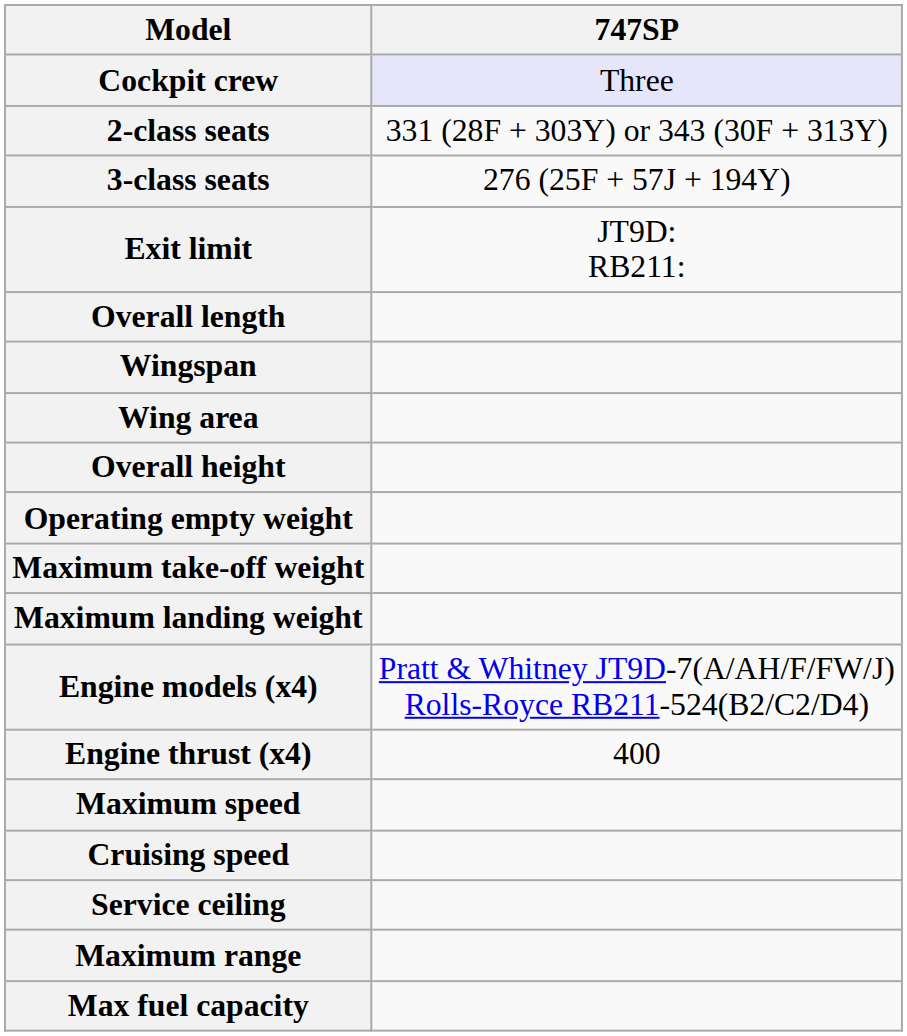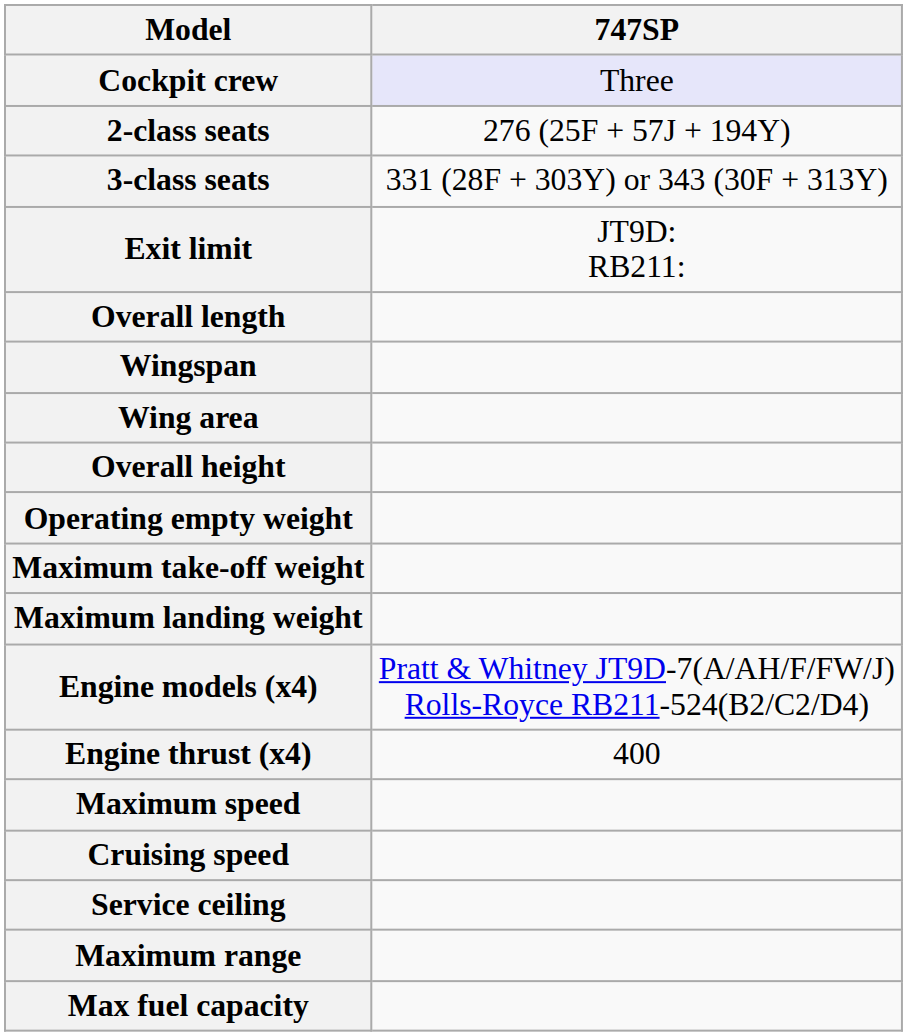(637, 130) 331 (28F + 303Y) or 343 (30F + 313Y) -> (637, 130) 276 (25F + 57J + 194Y)
(637, 180) 276 (25F + 57J + 194Y) -> (637, 180) 331 (28F + 303Y) or 343 (30F + 313Y)
